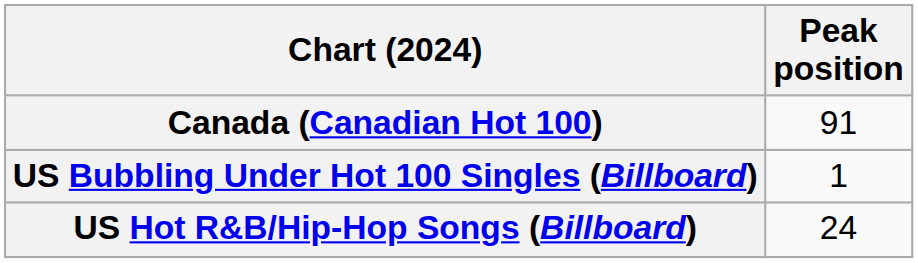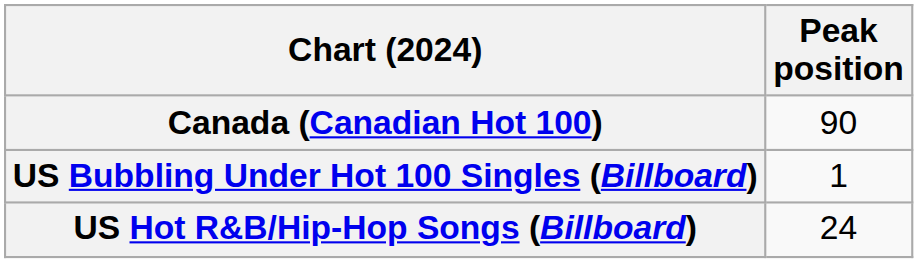(838, 122) 91 -> (838, 122) 90
